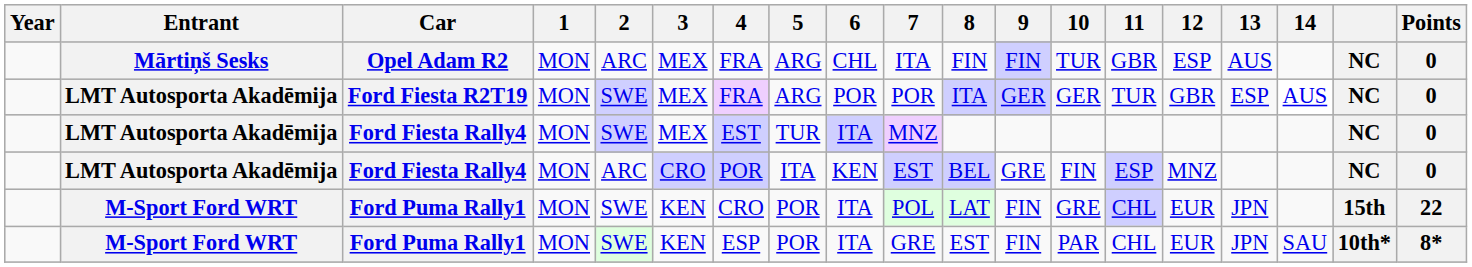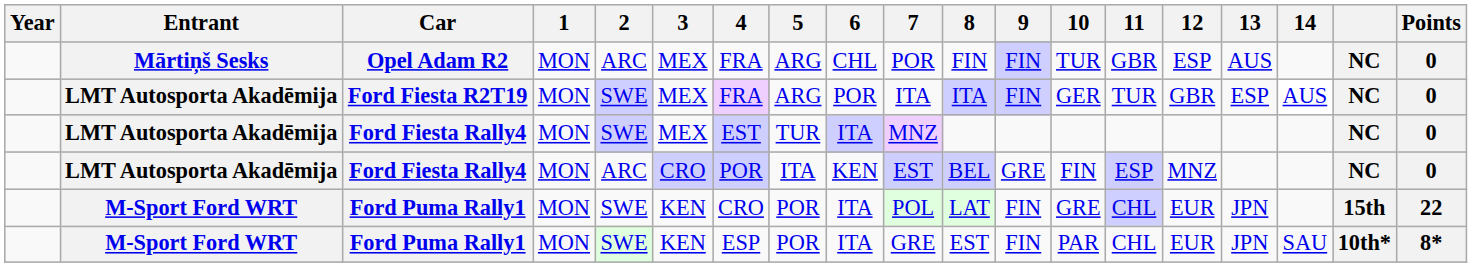(913, 60) ITA -> (913, 60) POR
(913, 96) POR -> (913, 96) ITA
(1023, 96) GER -> (1023, 96) FIN
